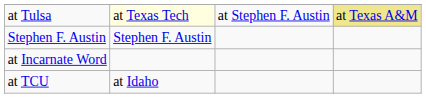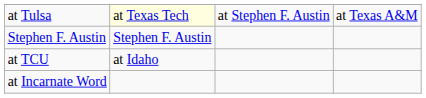(377, 15) khaki background -> (377, 15) no background
rows swapped: (28, 81) <-> (57, 59)
